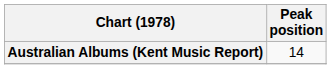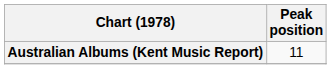(296, 52) 14 -> (296, 52) 11
